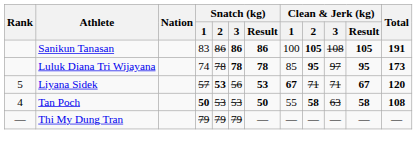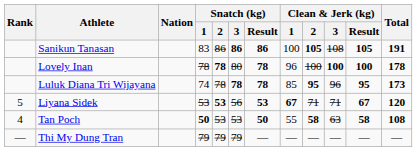+ row: (65, 66)
(335, 66) 97 -> (335, 84) 96
(204, 84) 57 -> (204, 102) 53
